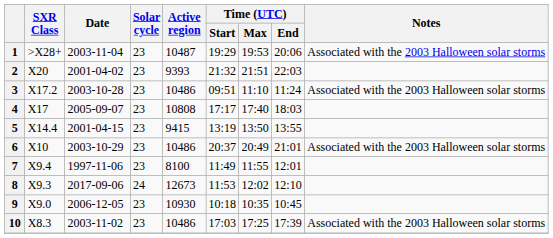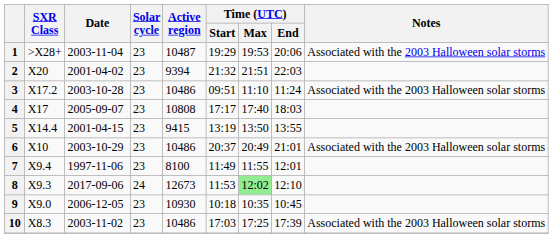(178, 71) 9393 -> (178, 71) 9394
(255, 185) no background -> (255, 185) lightgreen background
